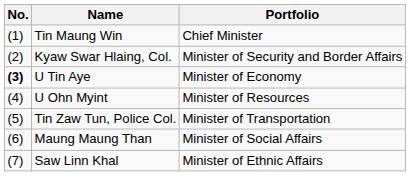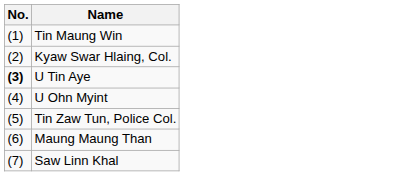- column: (292, 14)
